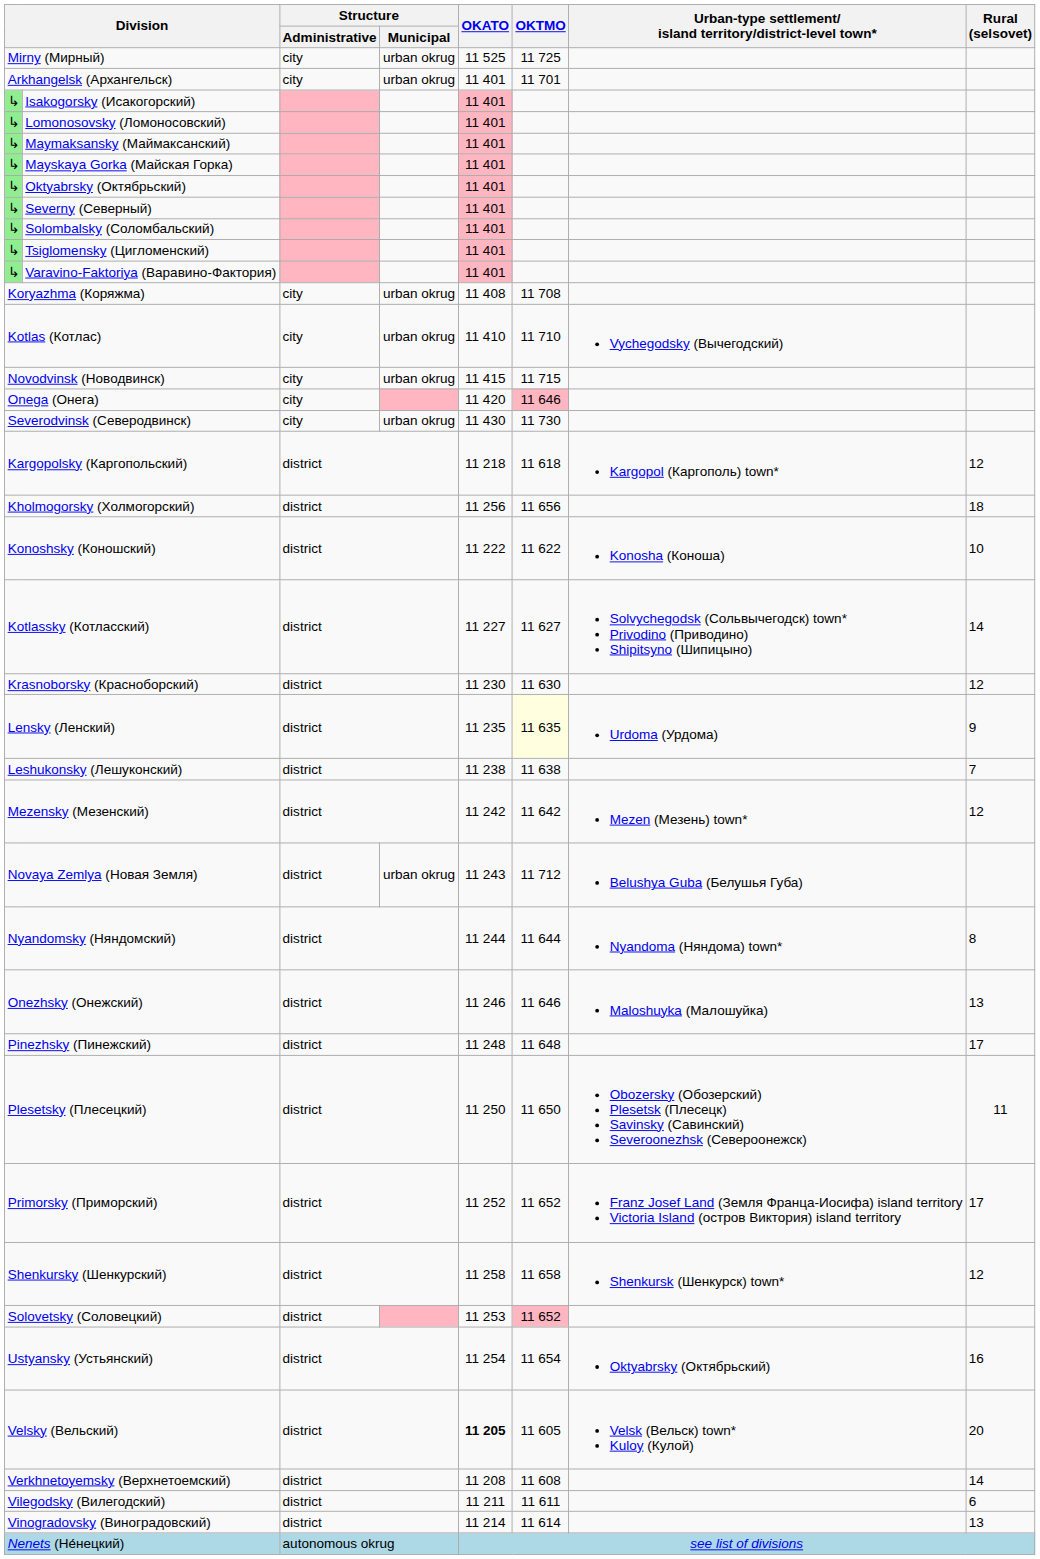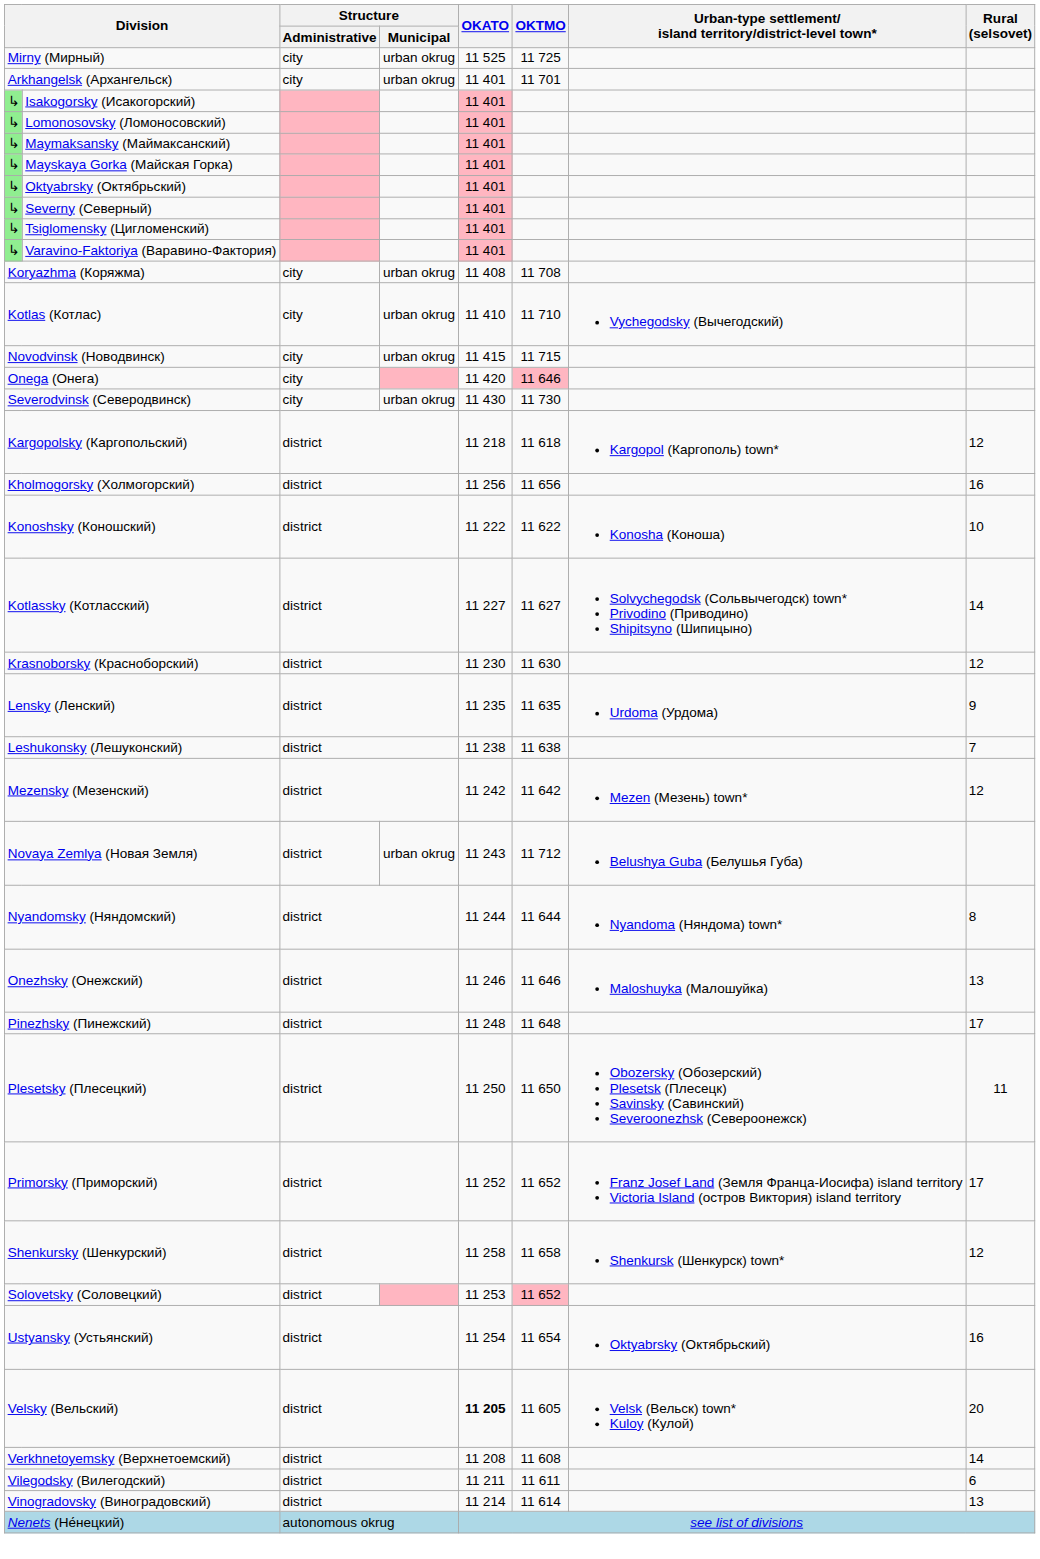- row: (120, 229)
(976, 506) 18 -> (976, 485) 16
(541, 727) lightyellow background -> (541, 706) no background
